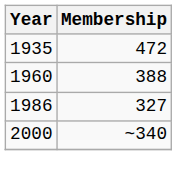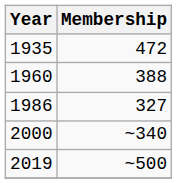+ row: (31, 164)
